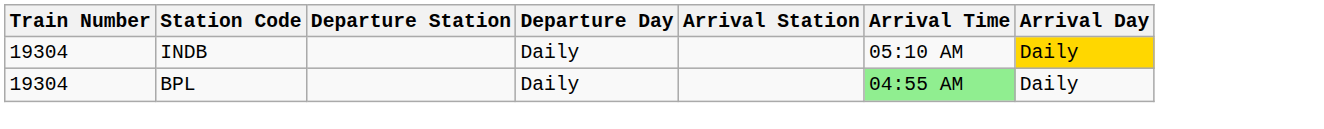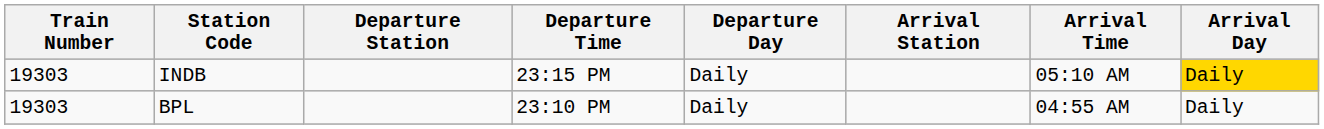+ column: (598, 32)
(39, 53) 19304 -> (39, 75) 19303
(39, 85) 19304 -> (39, 107) 19303
(916, 85) lightgreen background -> (1083, 107) no background
